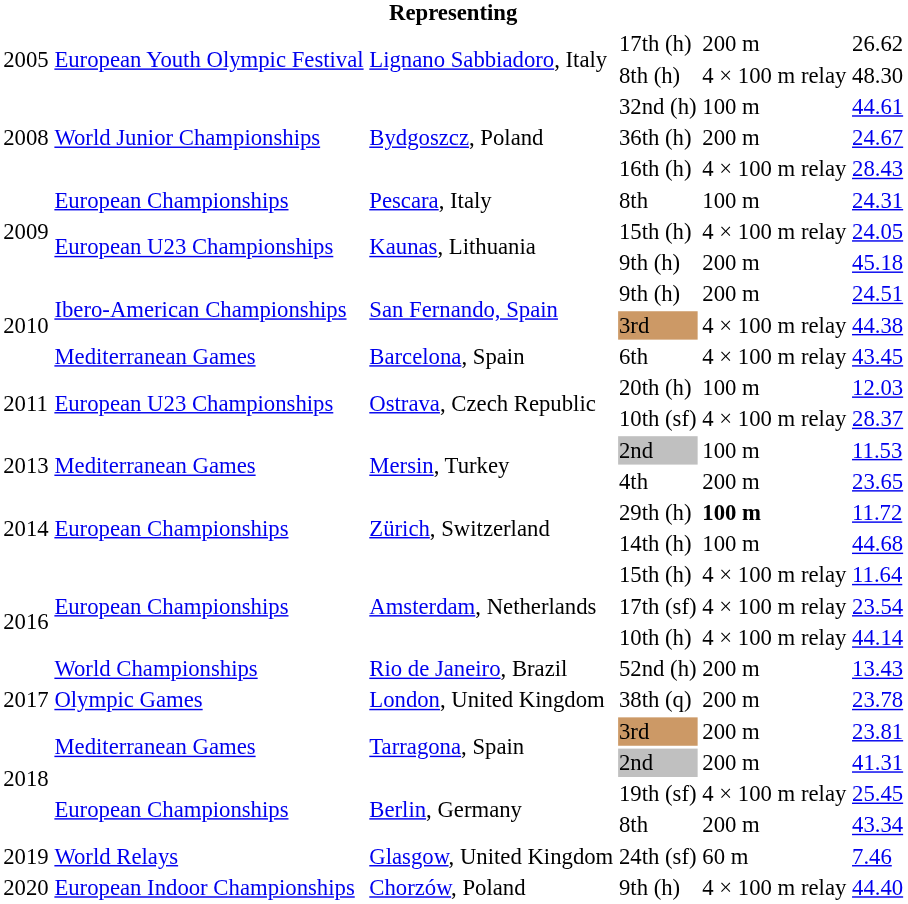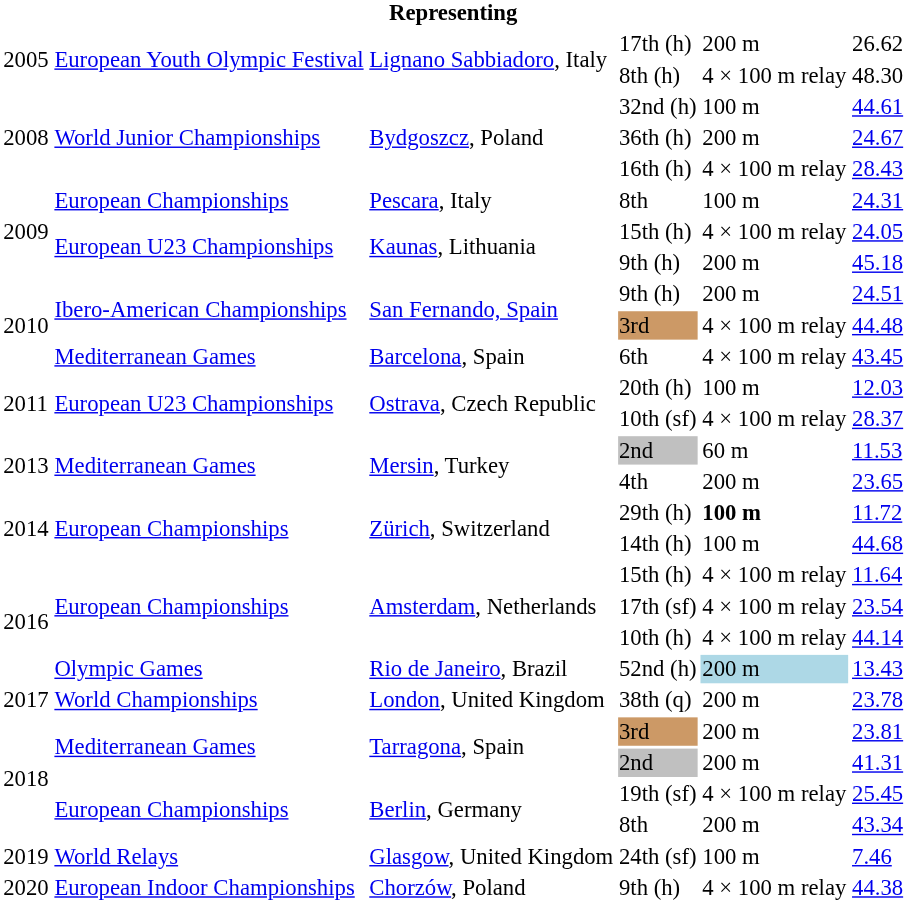(878, 325) 44.38 -> (878, 325) 44.48
(731, 450) 100 m -> (725, 450) 60 m
(156, 668) World Championships -> (129, 668) Olympic Games
(731, 668) no background -> (731, 668) lightblue background
(129, 700) Olympic Games -> (156, 700) World Championships
(725, 856) 60 m -> (731, 856) 100 m
(878, 887) 44.40 -> (878, 887) 44.38
